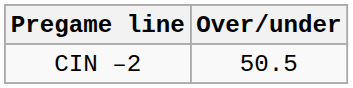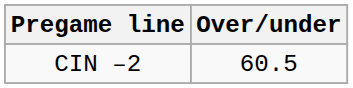(269, 64) 50.5 -> (269, 64) 60.5
